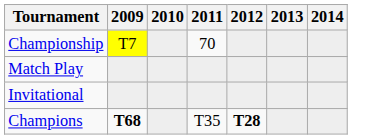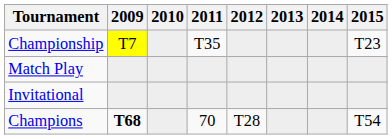+ column: (367, 17)
(207, 43) 70 -> (207, 43) T35
(207, 120) T35 -> (207, 120) 70
(247, 120) bold -> (247, 120) normal
